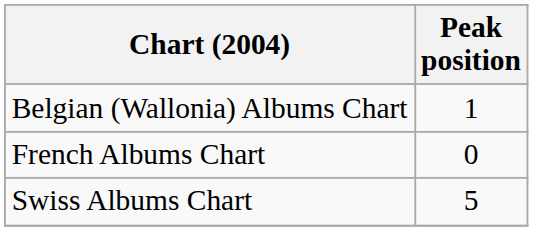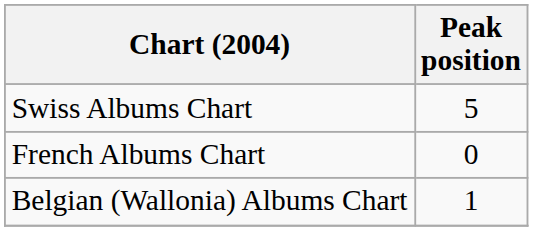rows swapped: (210, 107) <-> (132, 201)
